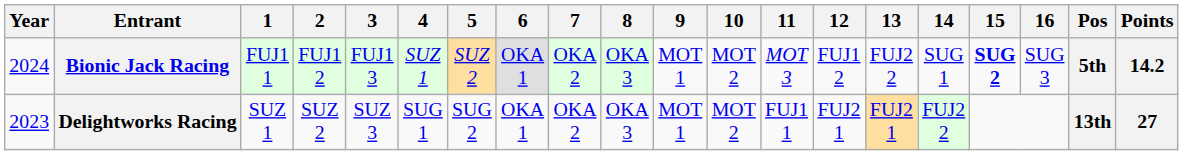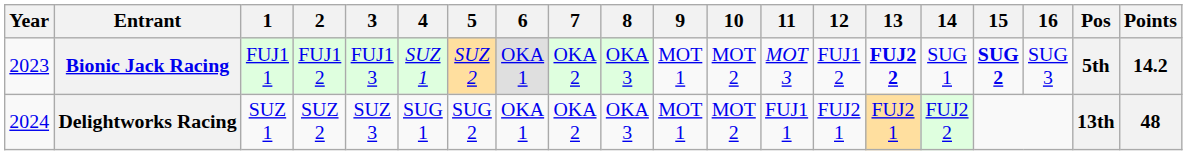(29, 65) 2024 -> (29, 65) 2023
(891, 65) normal -> (893, 65) bold
(29, 122) 2023 -> (29, 122) 2024
(1147, 122) 27 -> (1150, 122) 48
